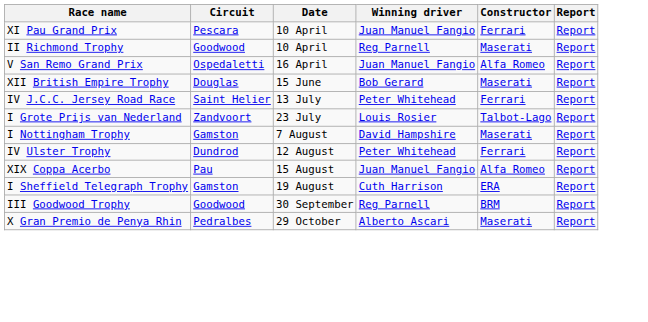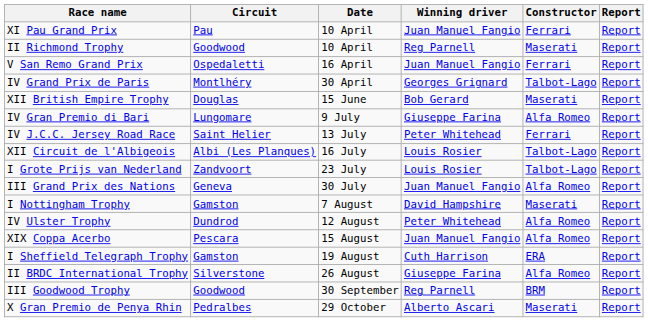(216, 31) Pescara -> (203, 31) Pau
(513, 65) Alfa Romeo -> (548, 65) Ferrari
+ row: (78, 83)
+ row: (78, 118)
+ row: (91, 152)
+ row: (91, 187)
(503, 152) Ferrari -> (558, 222) Alfa Romeo
(203, 170) Pau -> (216, 239) Pescara
+ row: (98, 274)
